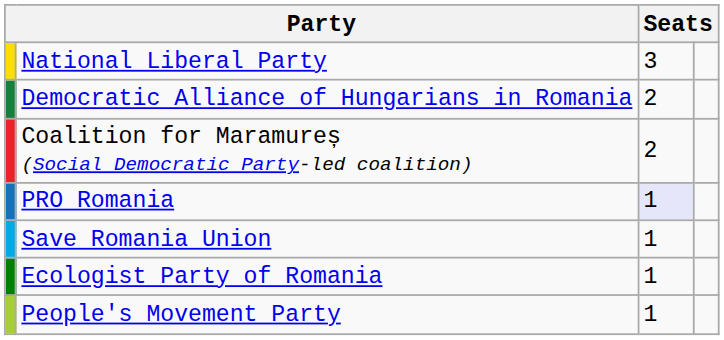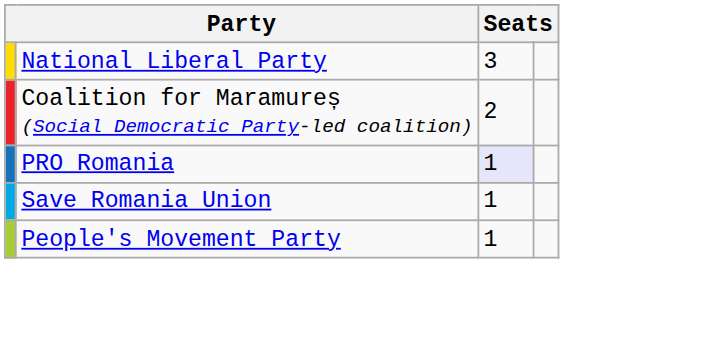- row: (327, 99)
- row: (202, 277)
